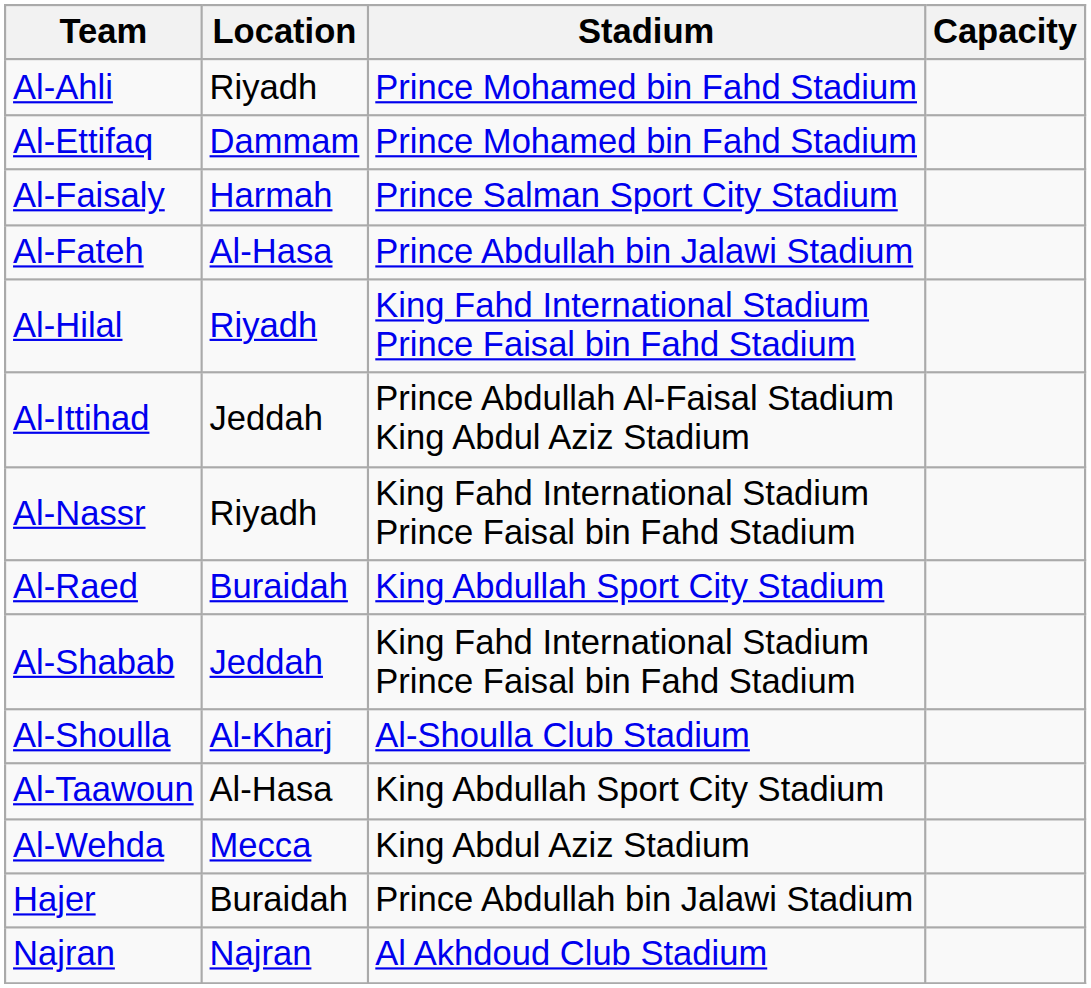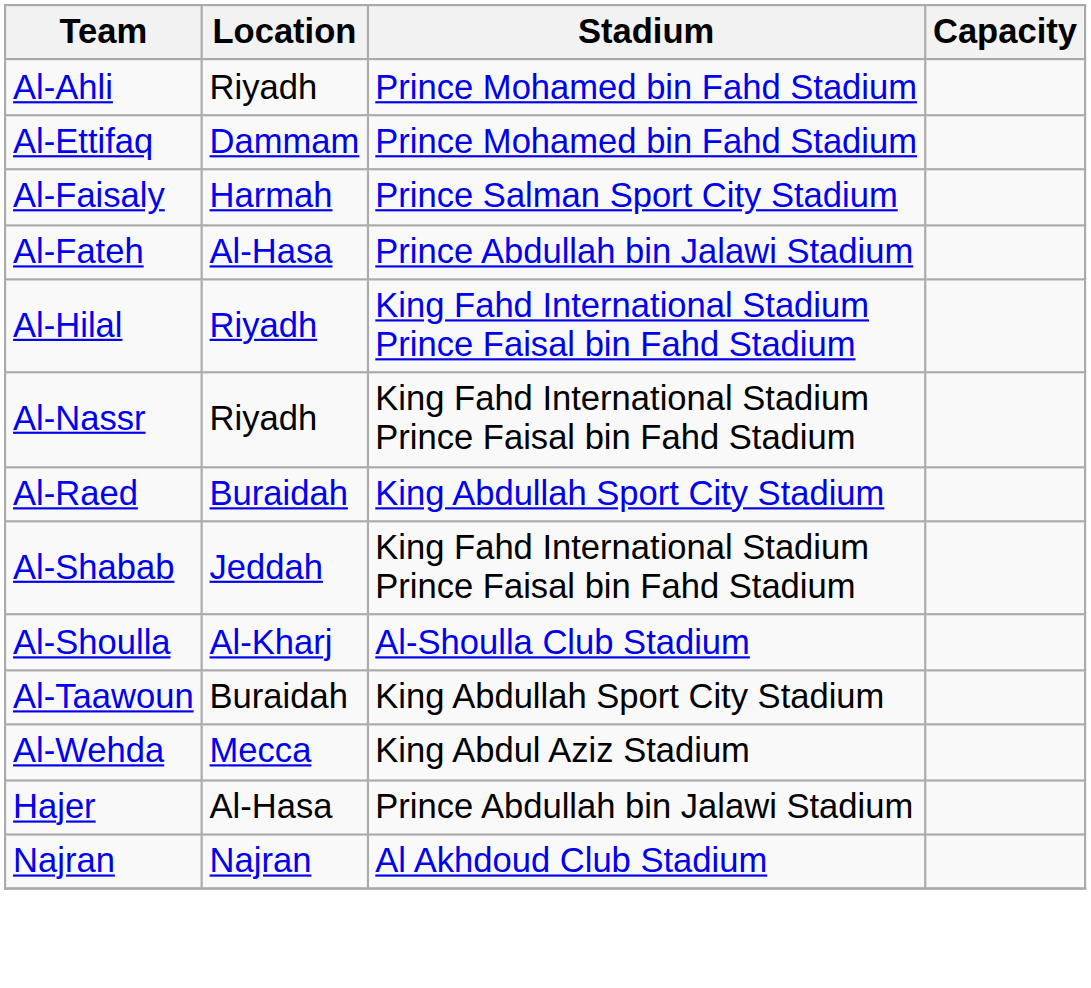- row: (81, 419)
(271, 790) Al-Hasa -> (279, 696) Buraidah
(279, 899) Buraidah -> (271, 806) Al-Hasa
